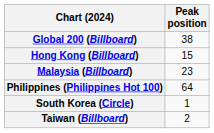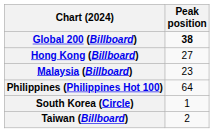(187, 39) normal -> (187, 39) bold
(187, 55) 15 -> (187, 55) 27
